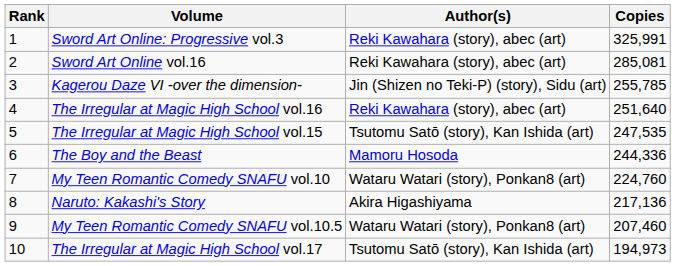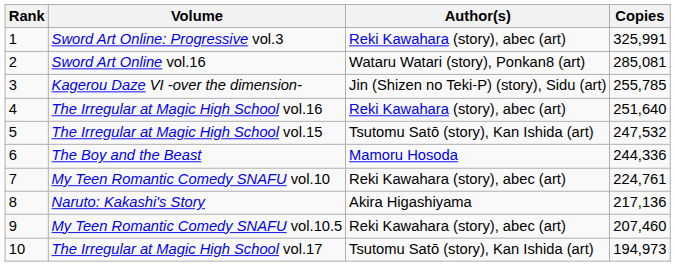(457, 62) Reki Kawahara (story), abec (art) -> (467, 62) Wataru Watari (story), Ponkan8 (art)
(640, 132) 247,535 -> (640, 132) 247,532
(467, 179) Wataru Watari (story), Ponkan8 (art) -> (457, 179) Reki Kawahara (story), abec (art)
(640, 179) 224,760 -> (640, 179) 224,761
(467, 226) Wataru Watari (story), Ponkan8 (art) -> (457, 226) Reki Kawahara (story), abec (art)
